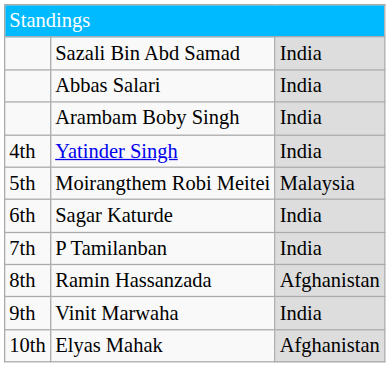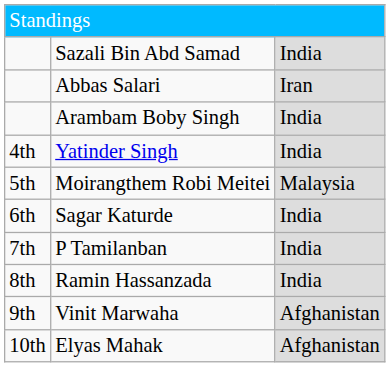(301, 85) India -> (296, 85) Iran
(330, 280) Afghanistan -> (301, 280) India
(301, 313) India -> (330, 313) Afghanistan
